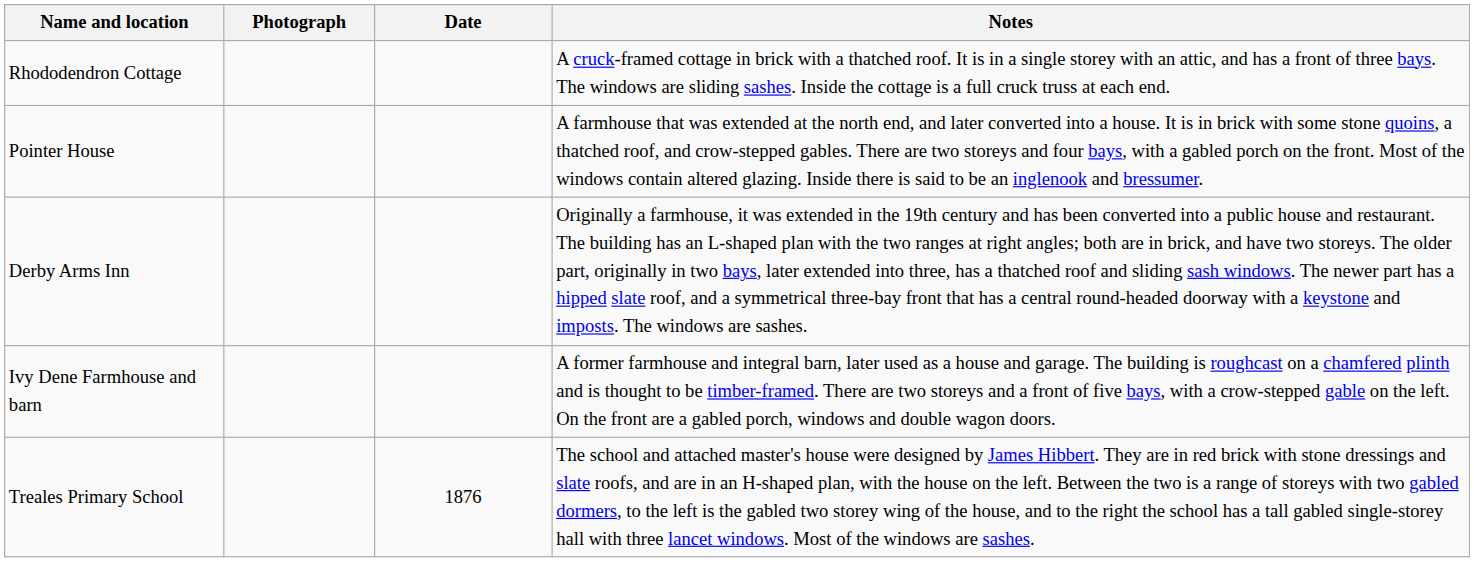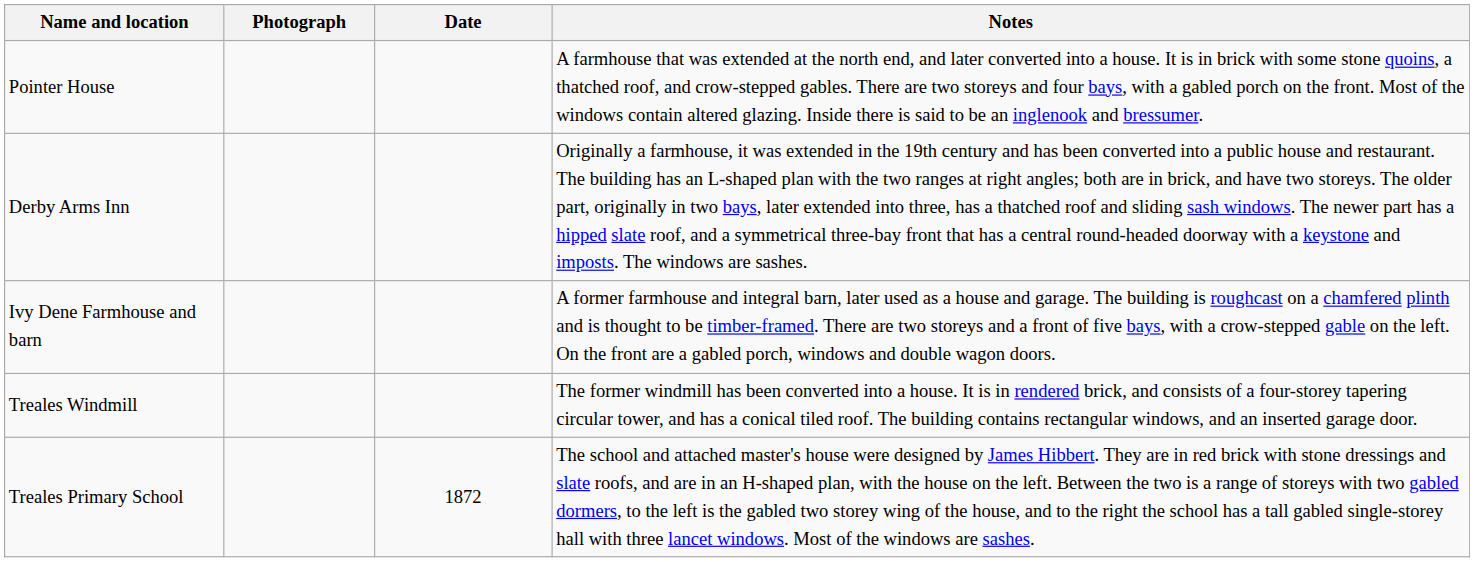- row: (95, 73)
+ row: (73, 404)
(463, 496) 1876 -> (463, 496) 1872
